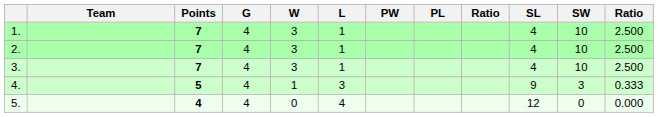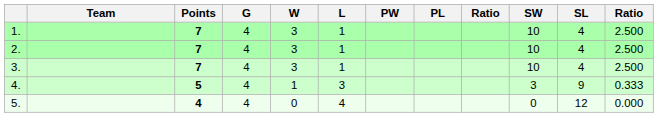columns swapped: (581, 13) <-> (533, 13)
